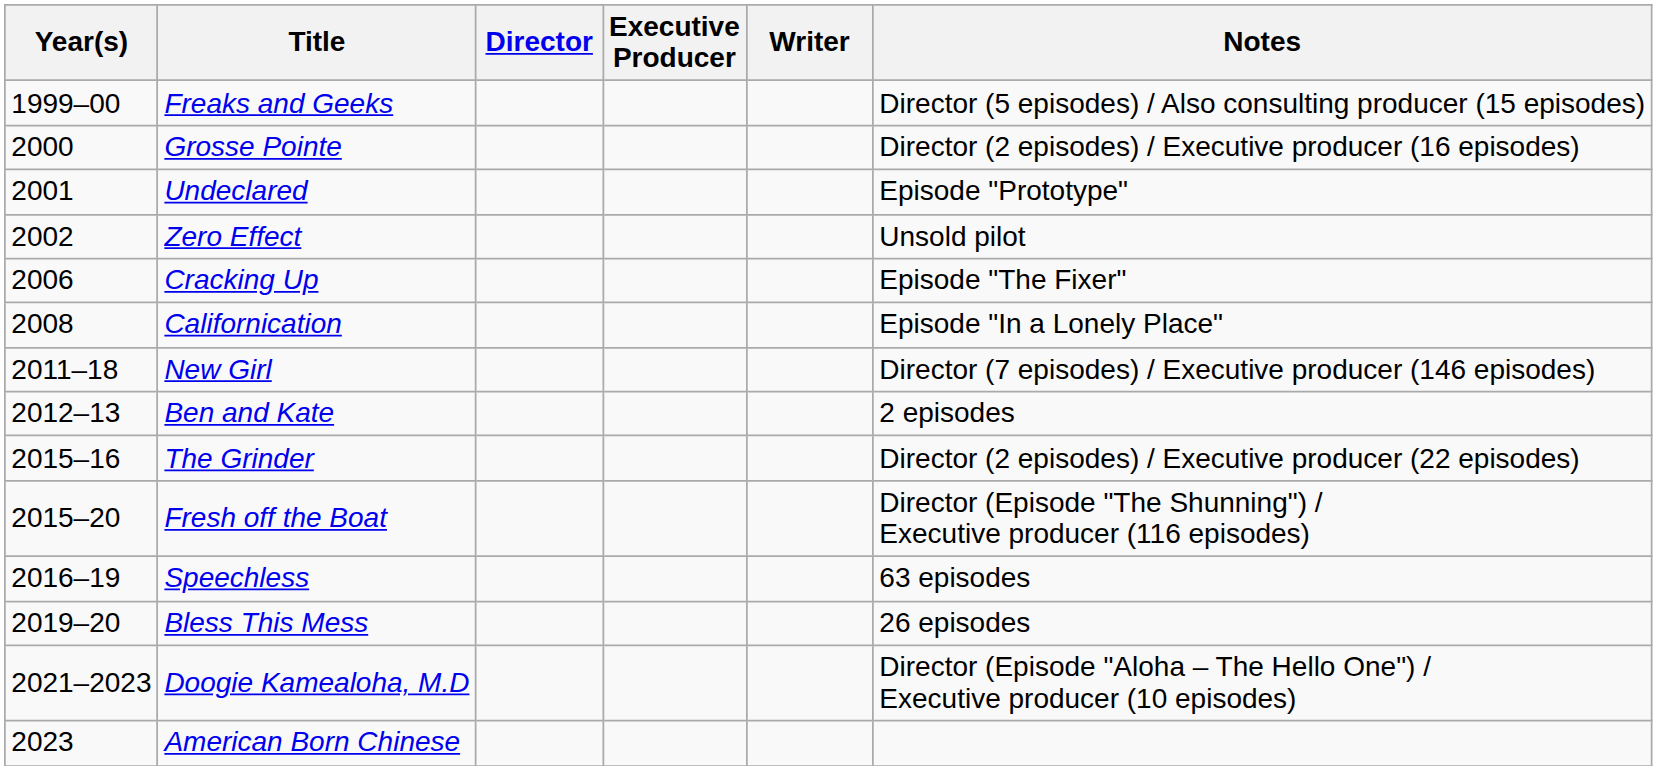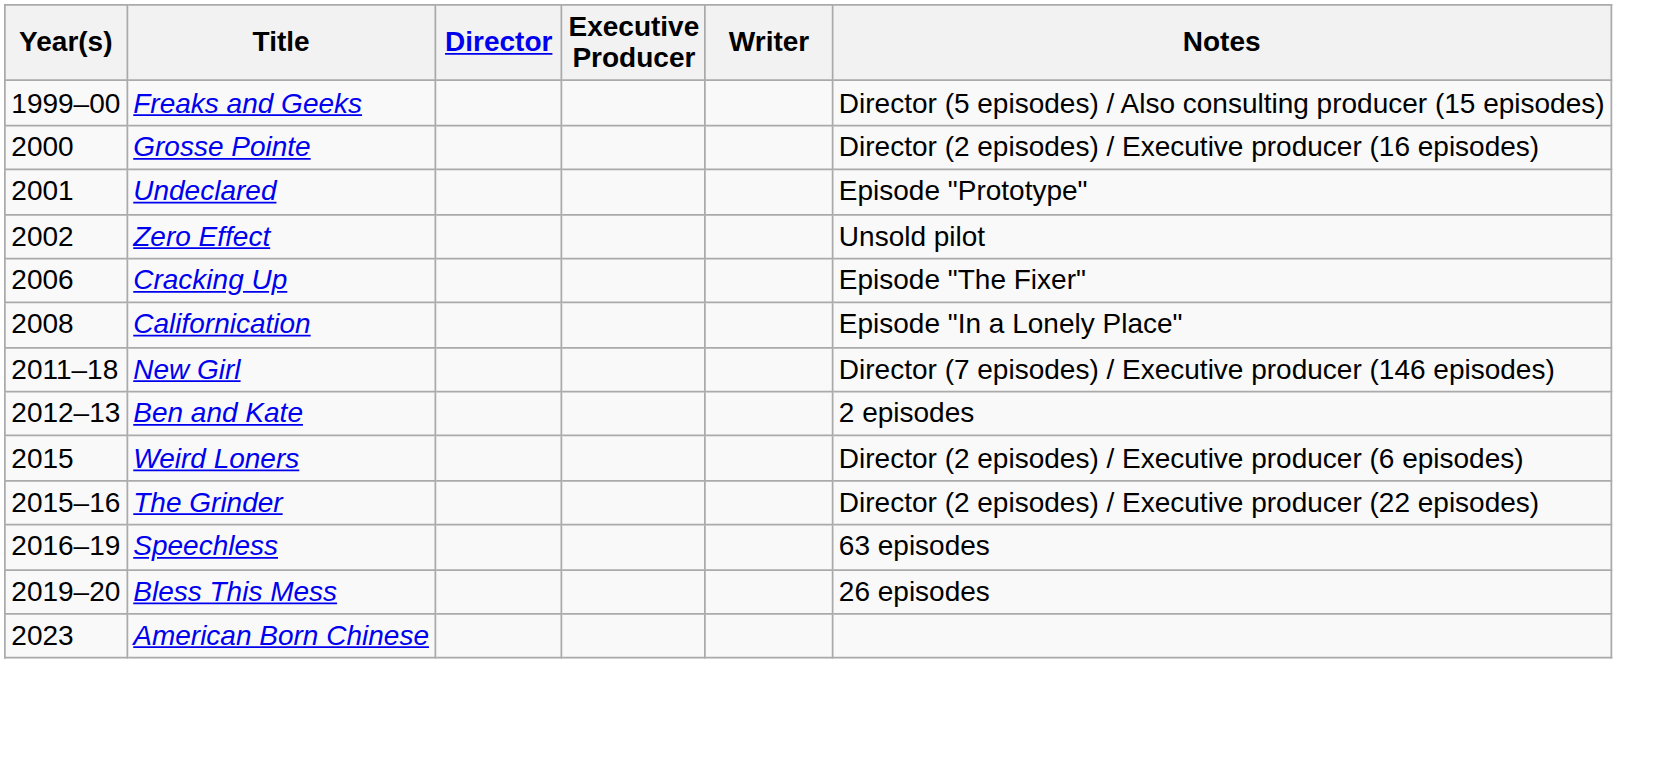+ row: (216, 457)
- row: (276, 518)
- row: (317, 682)
